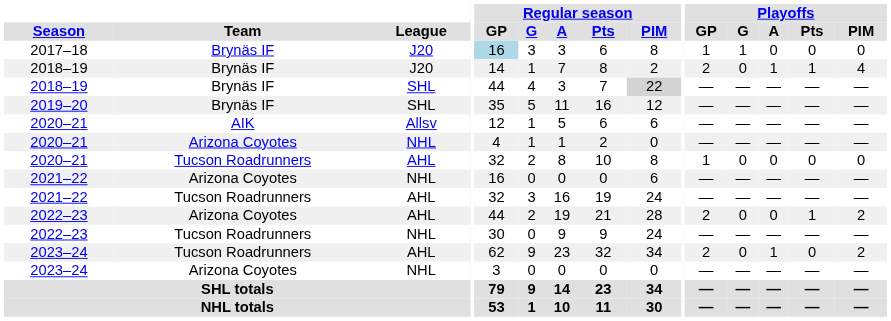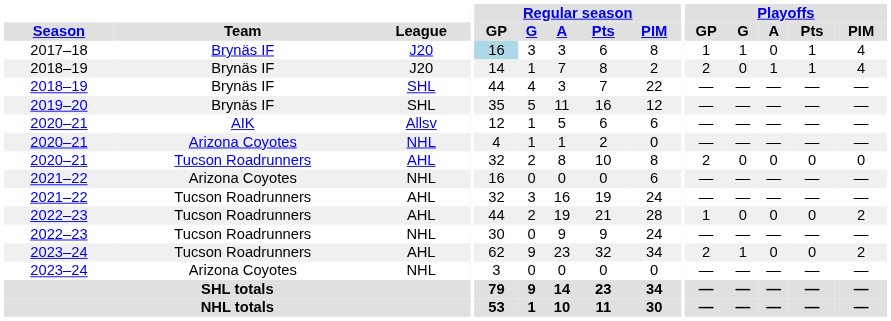(812, 50) 0 -> (812, 50) 1
(861, 50) 0 -> (861, 50) 4
(654, 86) lightgrey background -> (654, 86) no background
(706, 160) 1 -> (706, 160) 2
(243, 215) Arizona Coyotes -> (243, 215) Tucson Roadrunners
(706, 215) 2 -> (706, 215) 1
(812, 215) 1 -> (812, 215) 0
(743, 252) 0 -> (743, 252) 1
(774, 252) 1 -> (774, 252) 0
